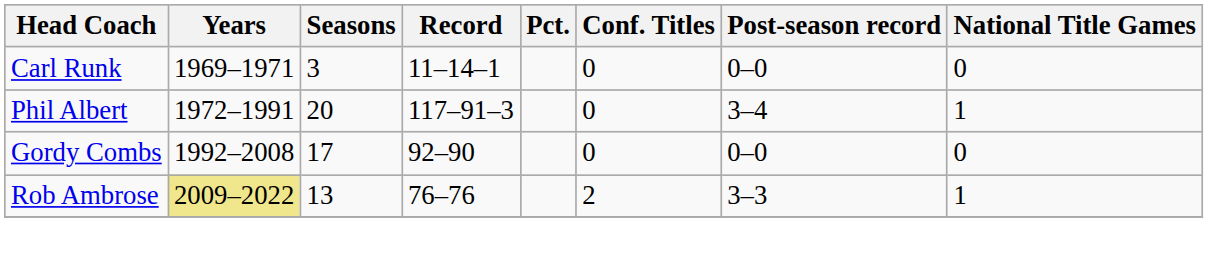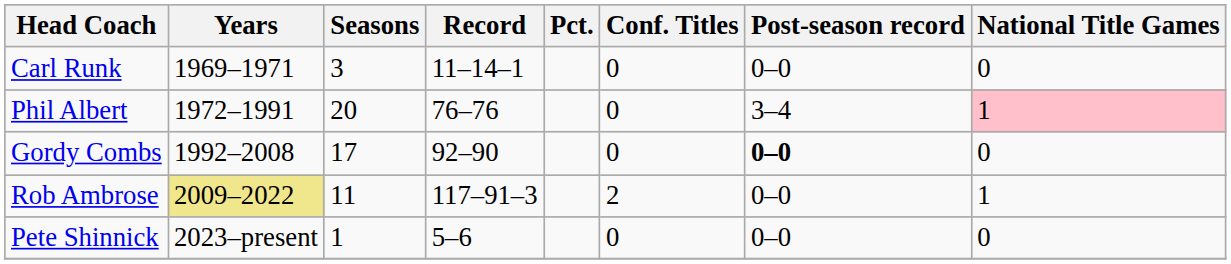(461, 110) 117–91–3 -> (465, 110) 76–76
(960, 110) no background -> (984, 110) pink background
(747, 152) normal -> (771, 152) bold
(320, 195) 13 -> (343, 195) 11
(441, 195) 76–76 -> (485, 195) 117–91–3
(747, 195) 3–3 -> (771, 195) 0–0
+ row: (85, 237)
